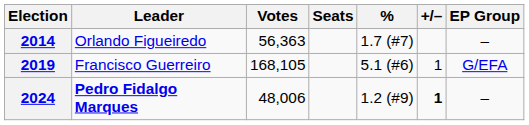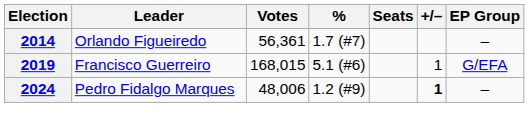columns swapped: (387, 16) <-> (333, 16)
(282, 41) 56,363 -> (282, 41) 56,361
(278, 65) 168,105 -> (278, 65) 168,015
(126, 98) bold -> (155, 89) normal
